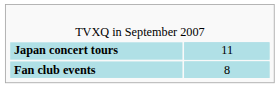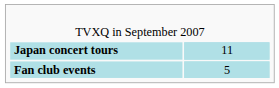(227, 69) 8 -> (227, 69) 5
